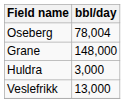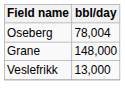- row: (25, 70)
